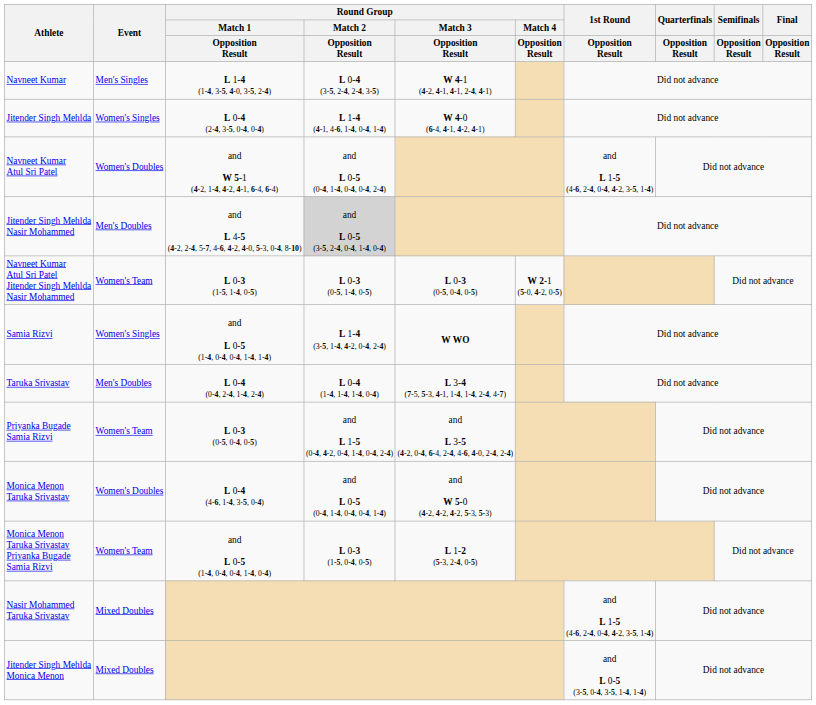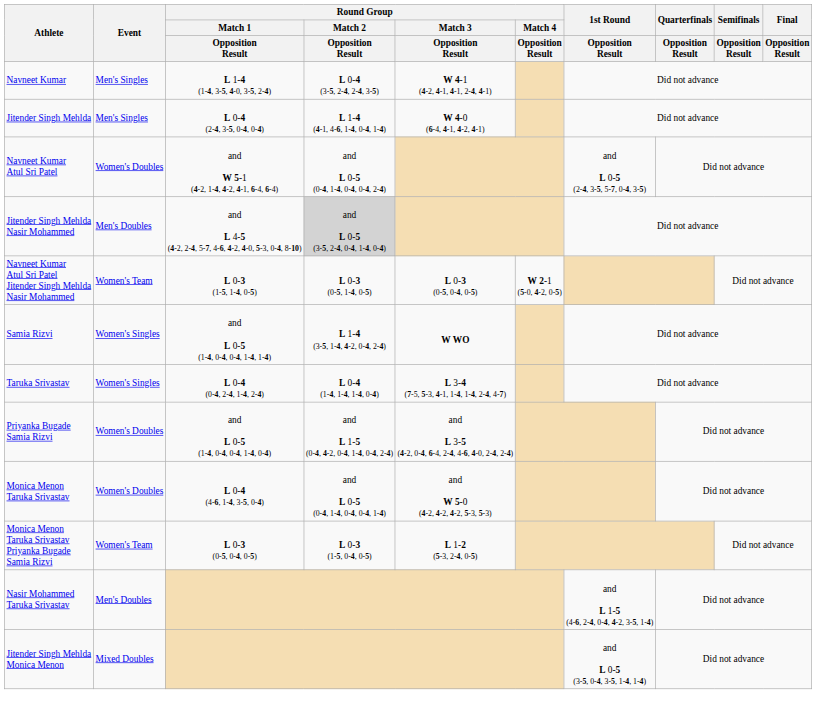(128, 118) Women's Singles -> (122, 118) Men's Singles
(610, 172) and L 1-5 (4-6, 2-4, 0-4, 4-2, 3-5, 1-4) -> (610, 172) and L 0-5 (2-4, 3-5, 5-7, 0-4, 3-5)
(124, 383) Men's Doubles -> (128, 383) Women's Singles
(124, 432) Women's Team -> (129, 432) Women's Doubles
(235, 437) L 0-3 (0-5, 0-4, 0-5) -> (235, 437) and L 0-5 (1-4, 0-4, 0-4, 1-4, 0-4)
(235, 556) and L 0-5 (1-4, 0-4, 0-4, 1-4, 0-4) -> (235, 551) L 0-3 (0-5, 0-4, 0-5)
(125, 611) Mixed Doubles -> (124, 600) Men's Doubles
